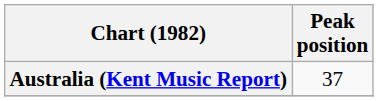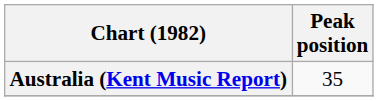(333, 78) 37 -> (333, 78) 35
